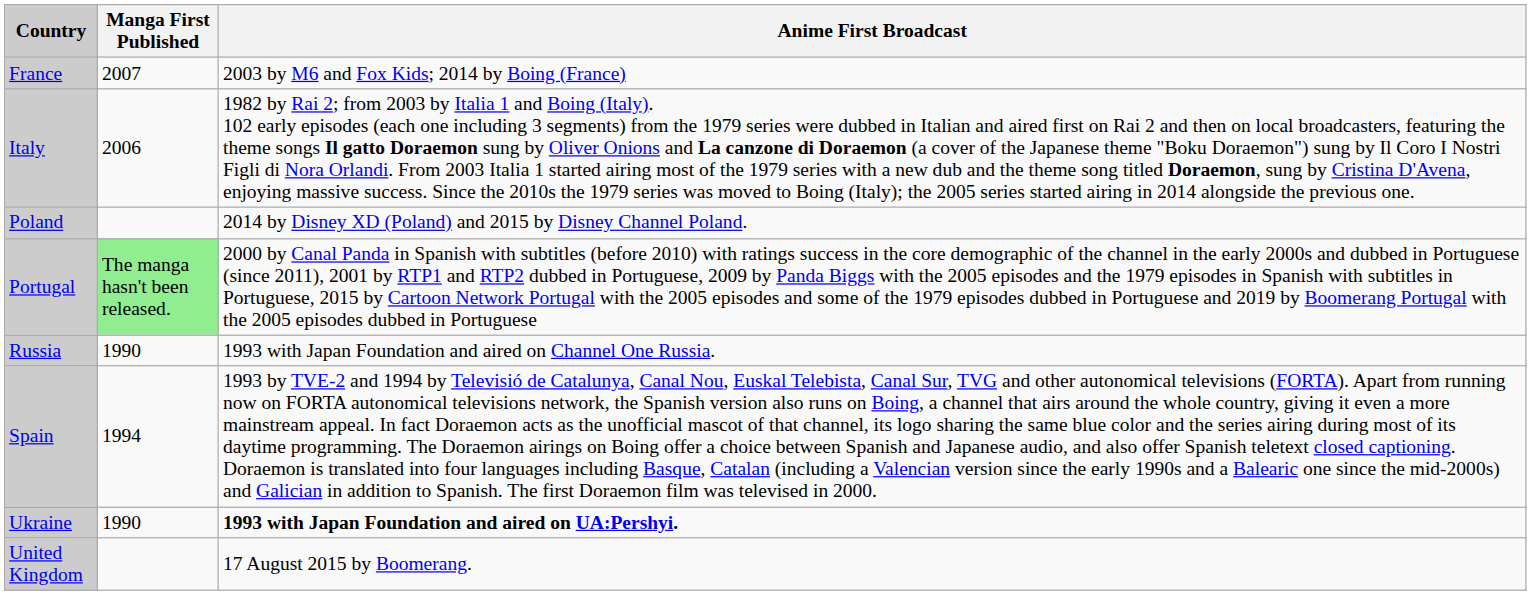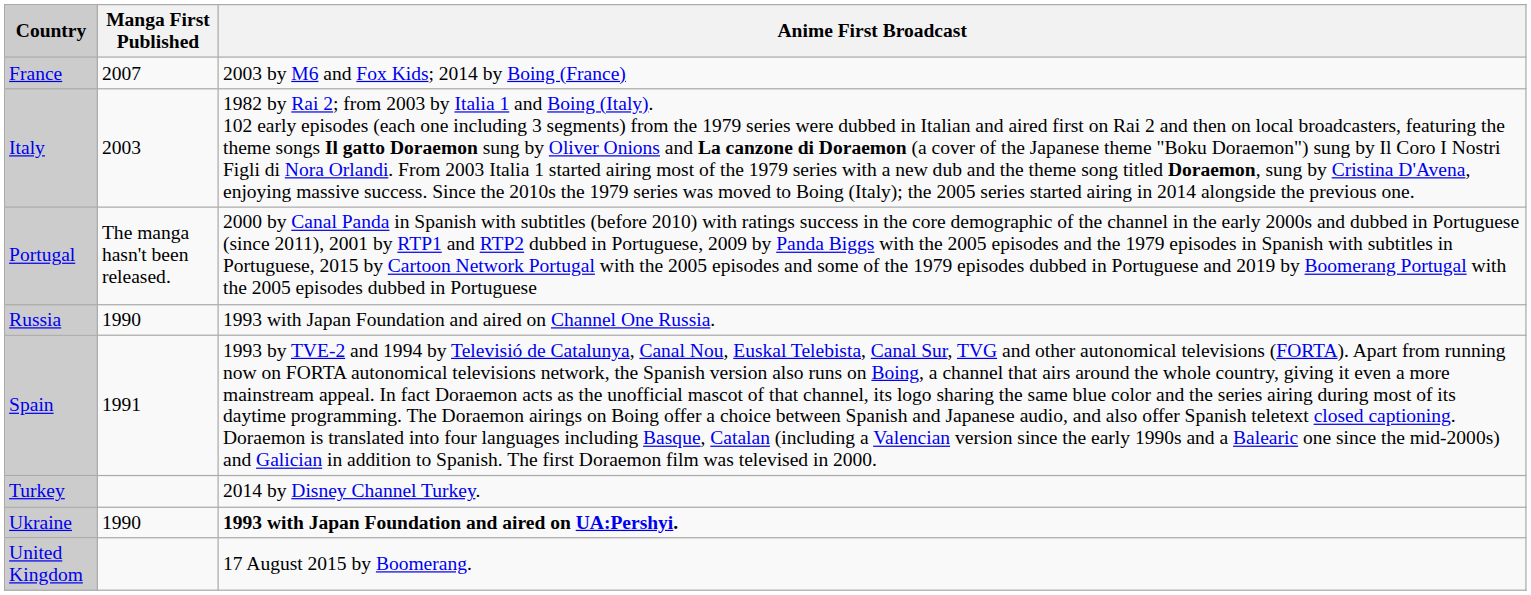(121, 147) 2006 -> (121, 147) 2003
- row: (36, 222)
(146, 286) lightgreen background -> (146, 255) no background
(121, 436) 1994 -> (121, 405) 1991
+ row: (37, 491)
